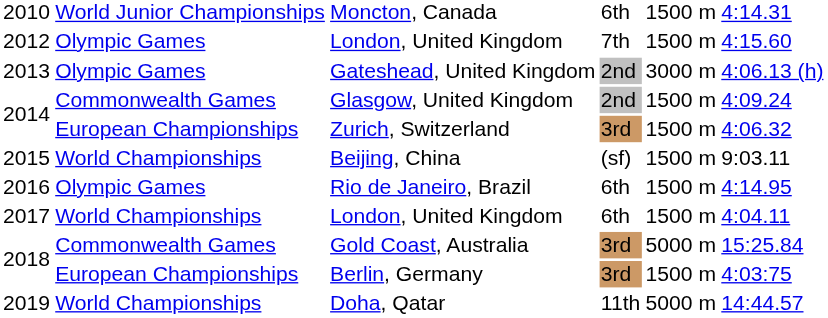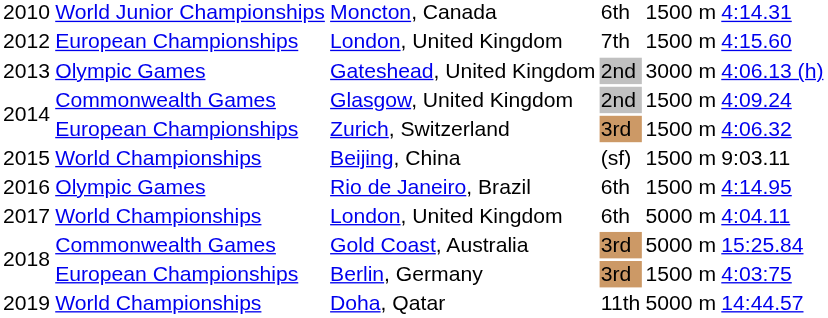(130, 41) Olympic Games -> (177, 41) European Championships
(681, 215) 1500 m -> (681, 215) 5000 m
